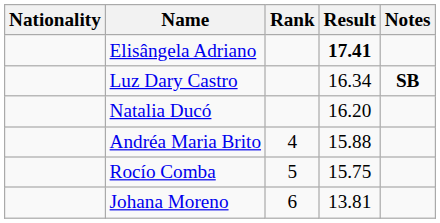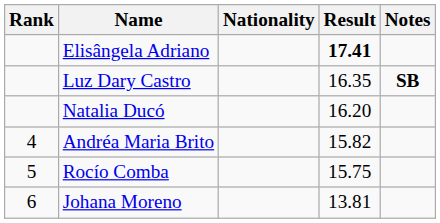columns swapped: (292, 19) <-> (55, 19)
(350, 80) 16.34 -> (350, 80) 16.35
(350, 141) 15.88 -> (350, 141) 15.82
